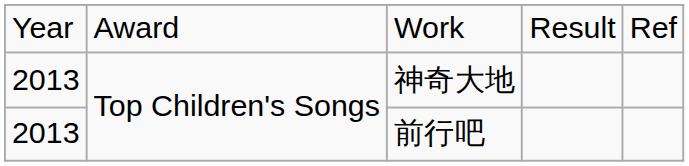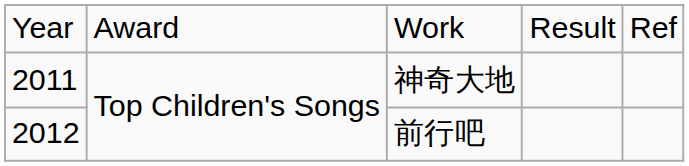(46, 79) 2013 -> (45, 79) 2011
(46, 133) 2013 -> (46, 133) 2012
